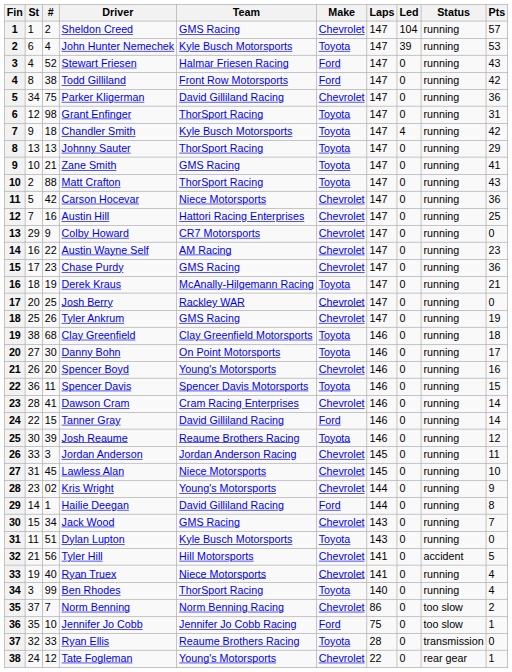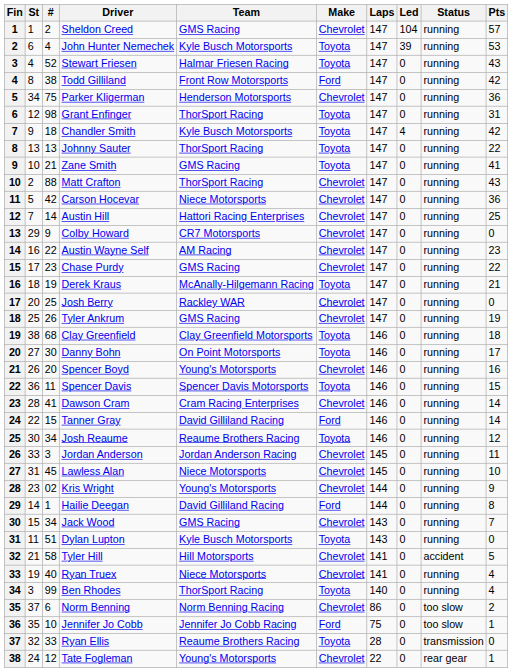(330, 64) Ford -> (335, 64) Toyota
(232, 98) David Gilliland Racing -> (235, 98) Henderson Motorsports
(495, 149) 29 -> (495, 149) 22
(335, 183) Toyota -> (342, 183) Chevrolet
(51, 217) 16 -> (51, 217) 14
(495, 268) 36 -> (495, 268) 22
(51, 438) 39 -> (51, 438) 34
(51, 557) 56 -> (51, 557) 58
(48, 608) 7 -> (48, 608) 6
